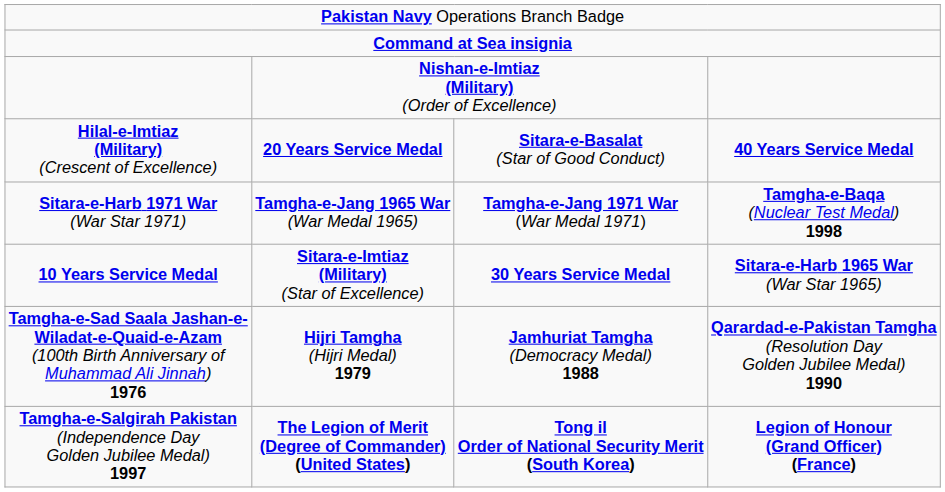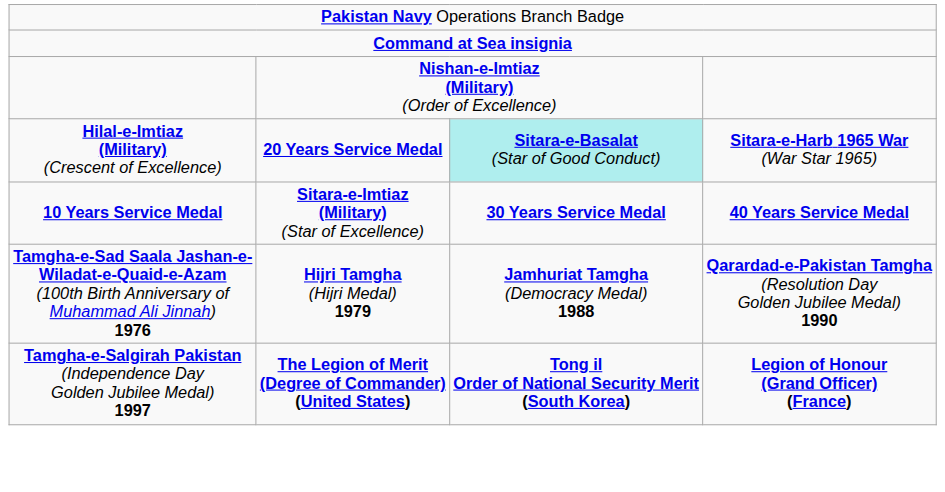(581, 150) no background -> (576, 150) paleturquoise background
(824, 150) 40 Years Service Medal -> (819, 150) Sitara-e-Harb 1965 War (War Star 1965)
- row: (128, 212)
(824, 275) Sitara-e-Harb 1965 War (War Star 1965) -> (819, 212) 40 Years Service Medal
